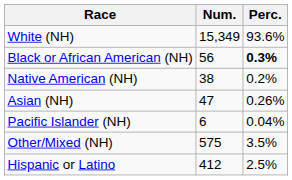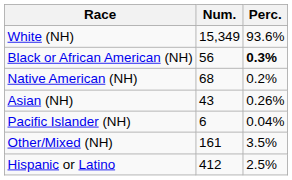(206, 79) 38 -> (206, 79) 68
(206, 100) 47 -> (206, 100) 43
(210, 143) 575 -> (210, 143) 161
